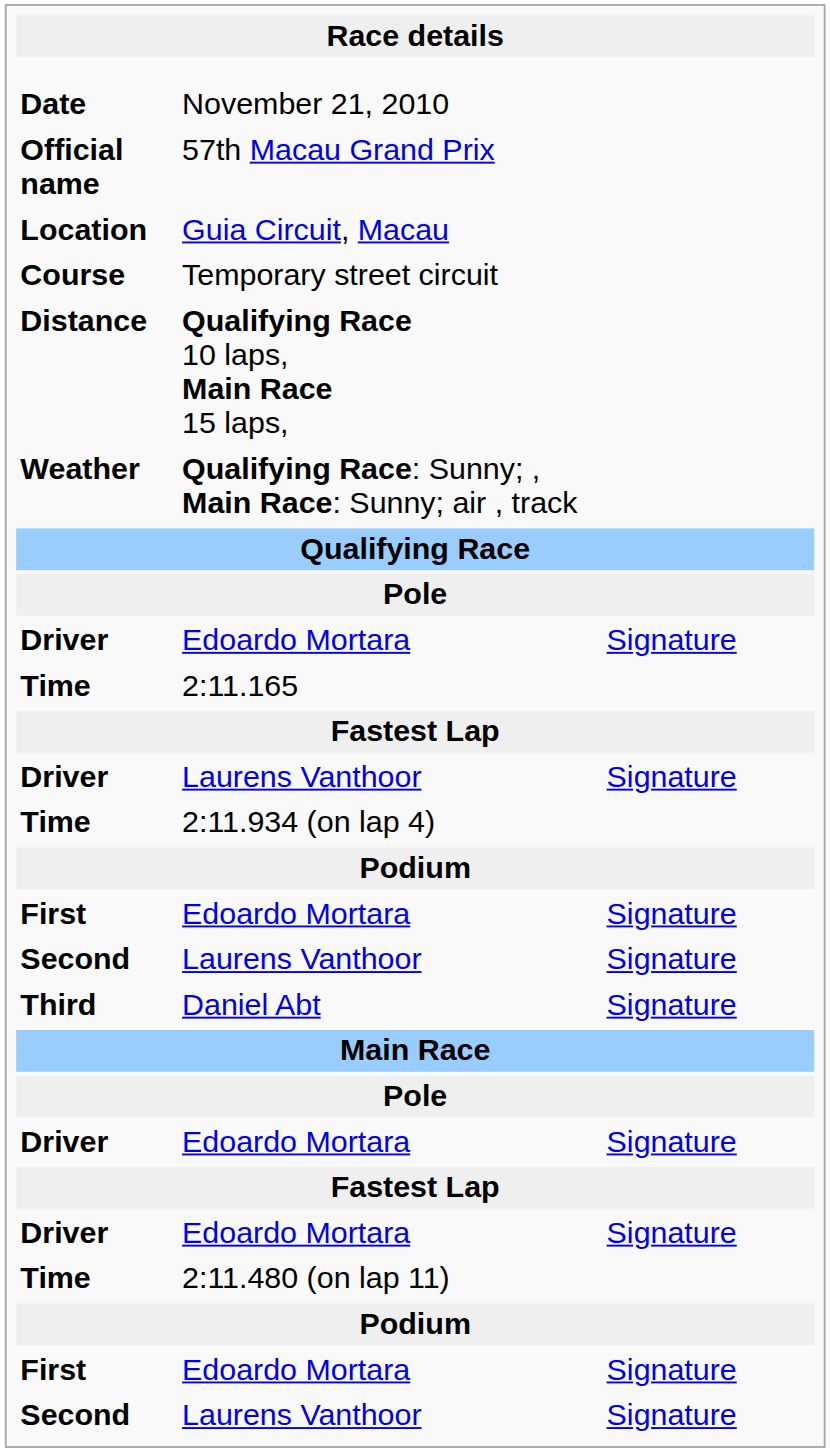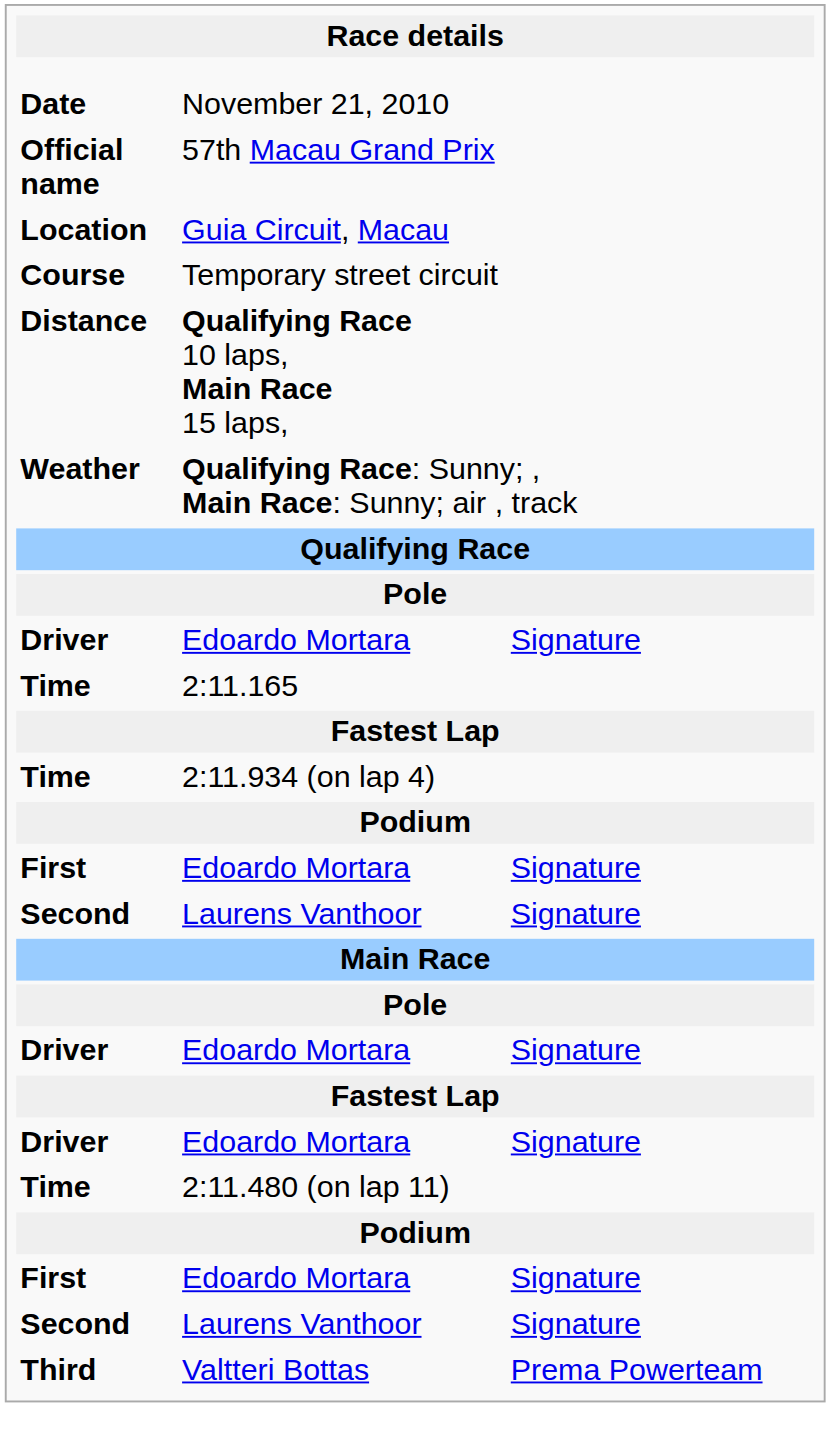- row: (64, 777)
- row: (58, 1005)
+ row: (58, 1370)
